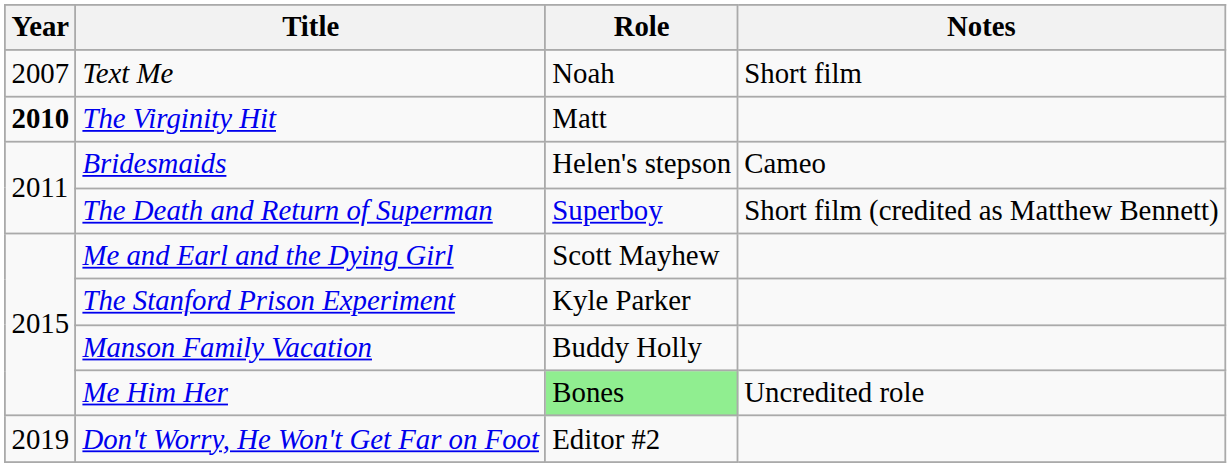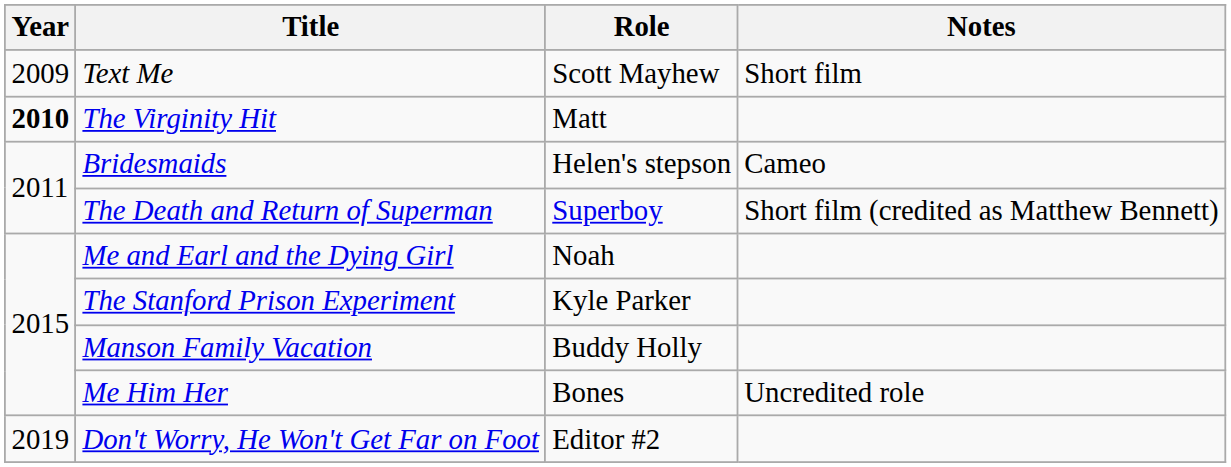(40, 73) 2007 -> (40, 73) 2009
(583, 73) Noah -> (636, 73) Scott Mayhew
(636, 255) Scott Mayhew -> (583, 255) Noah
(588, 392) lightgreen background -> (588, 392) no background
